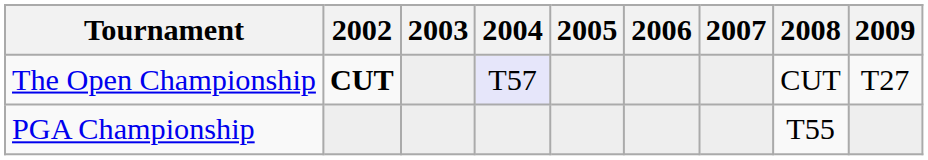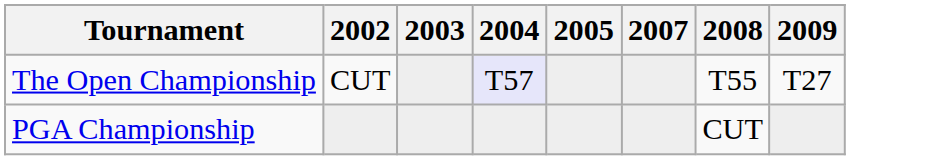- column: (662, 29)
(362, 79) bold -> (360, 79) normal
(811, 79) CUT -> (733, 79) T55
(811, 129) T55 -> (733, 129) CUT
